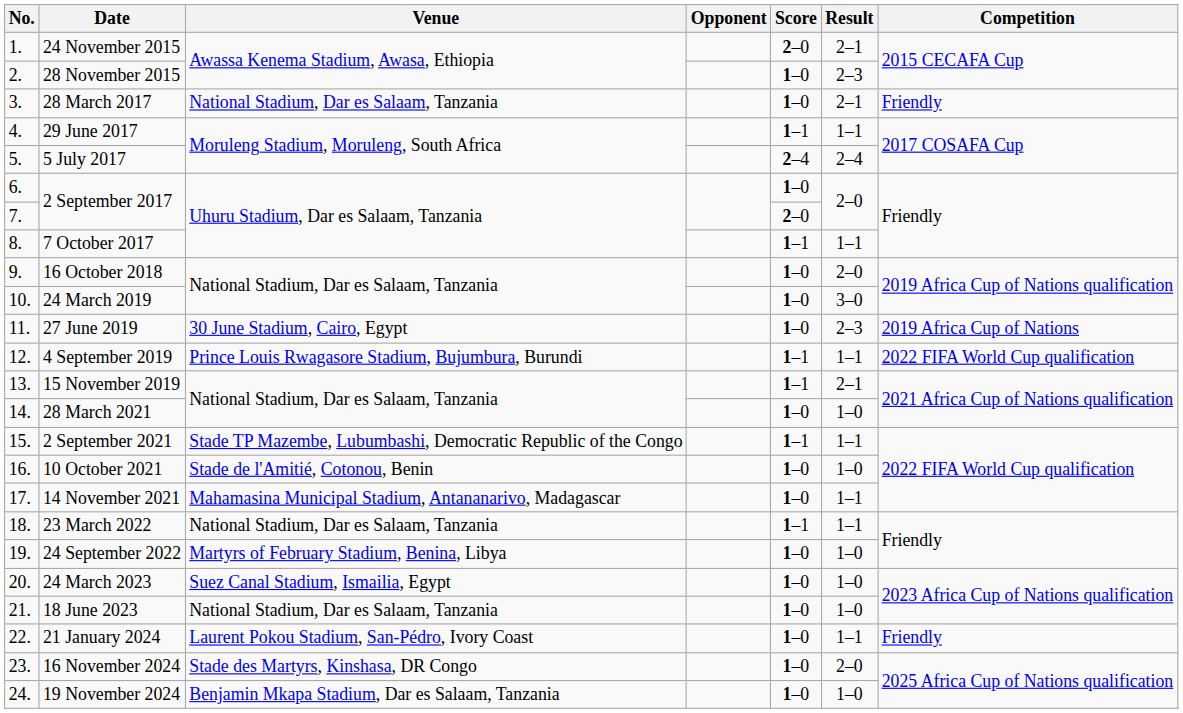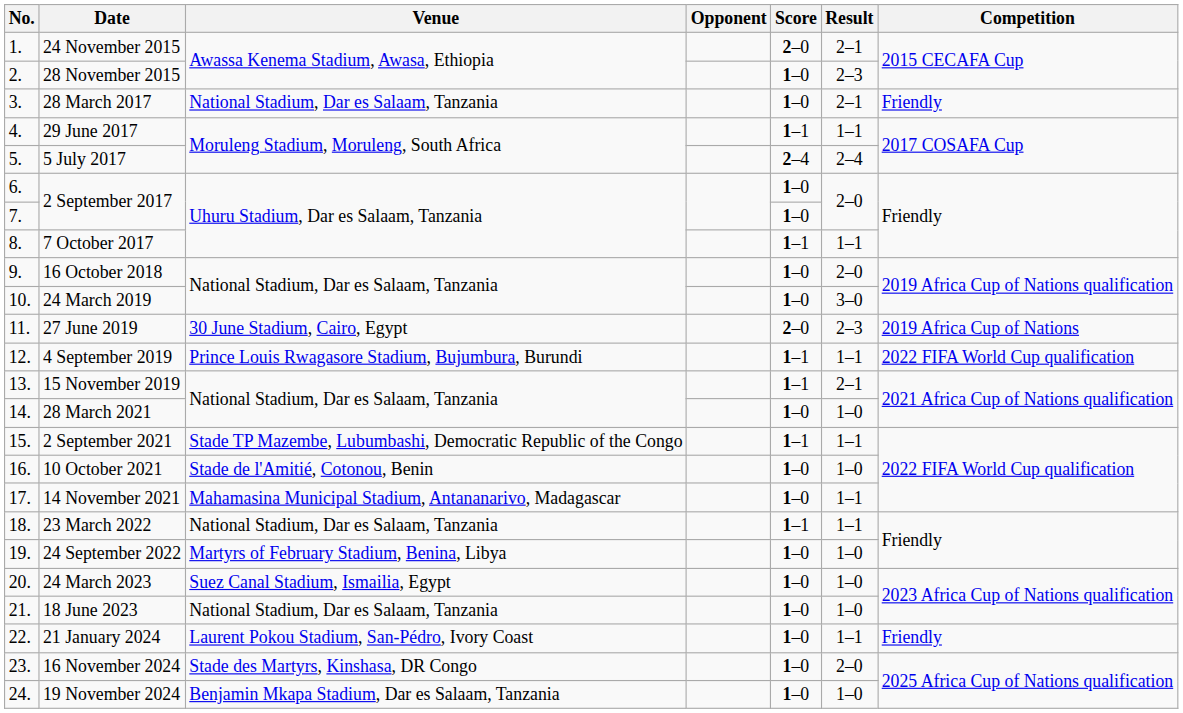(796, 215) 2–0 -> (796, 215) 1–0
(796, 328) 1–0 -> (796, 328) 2–0
